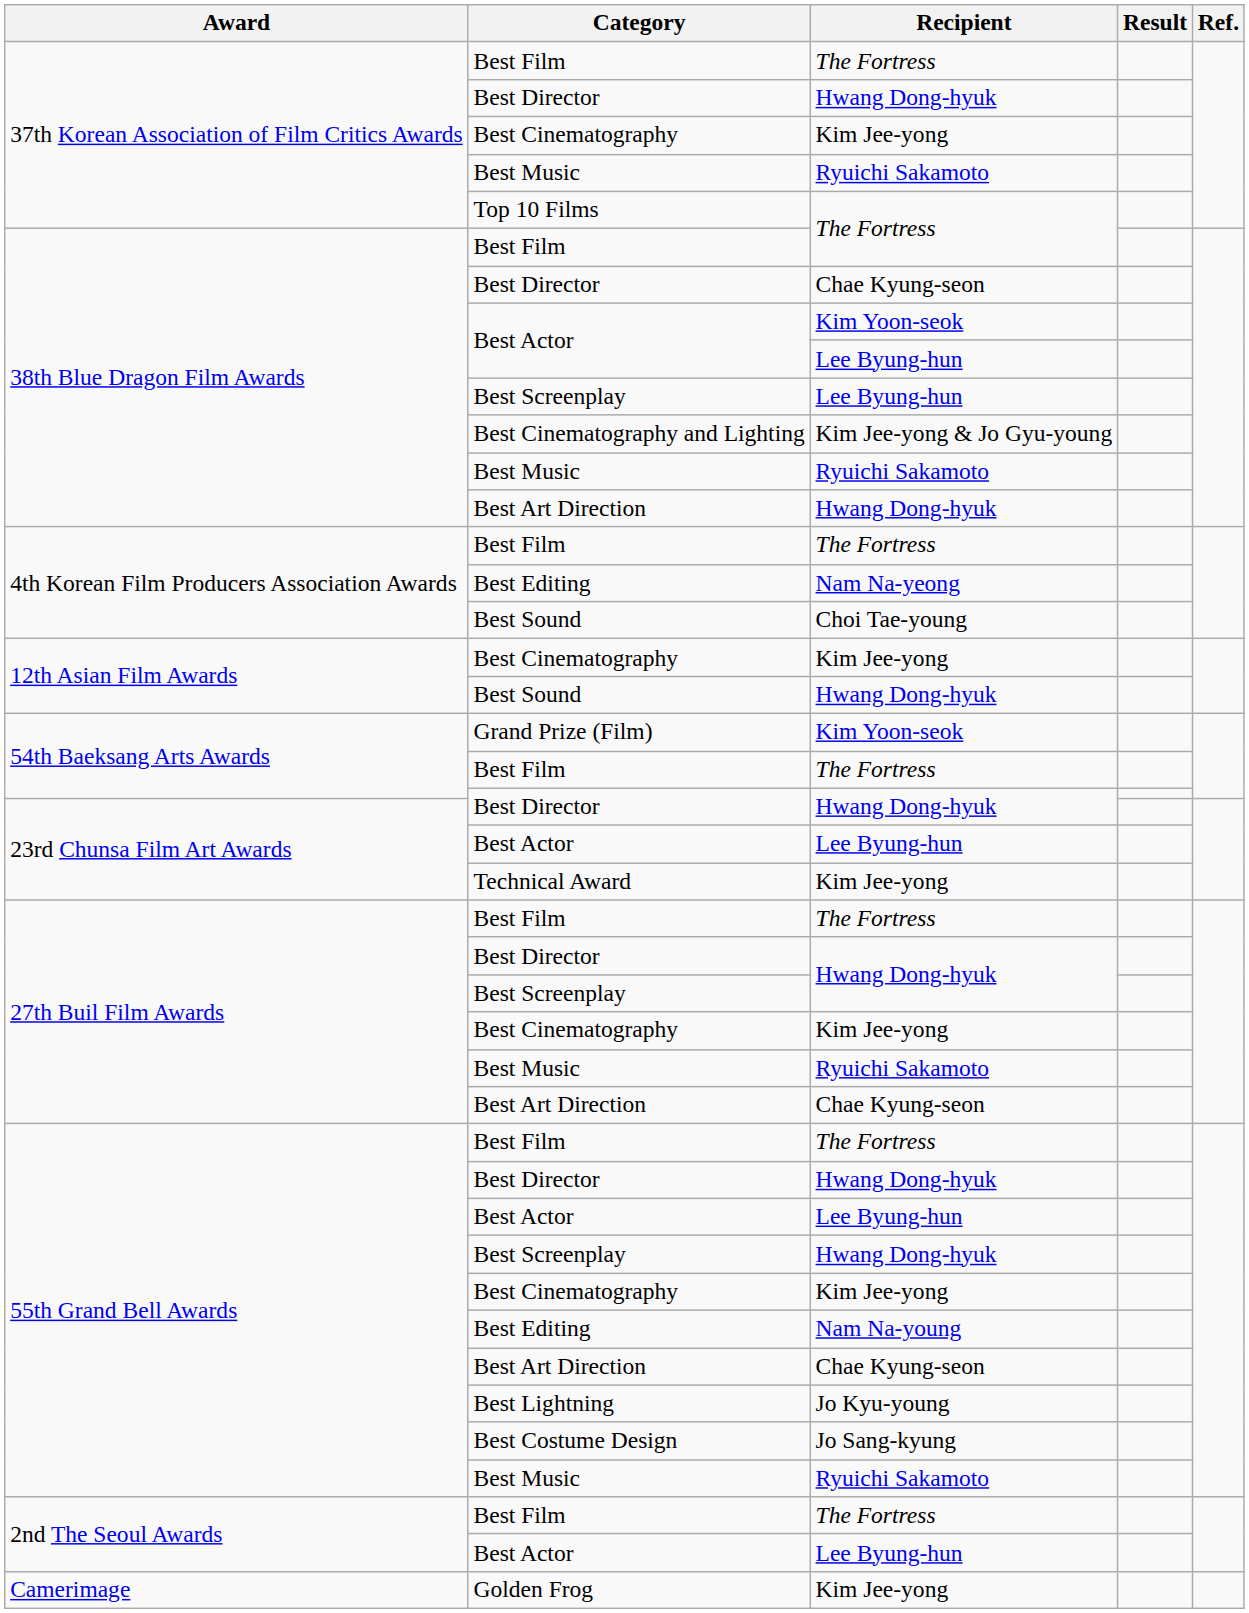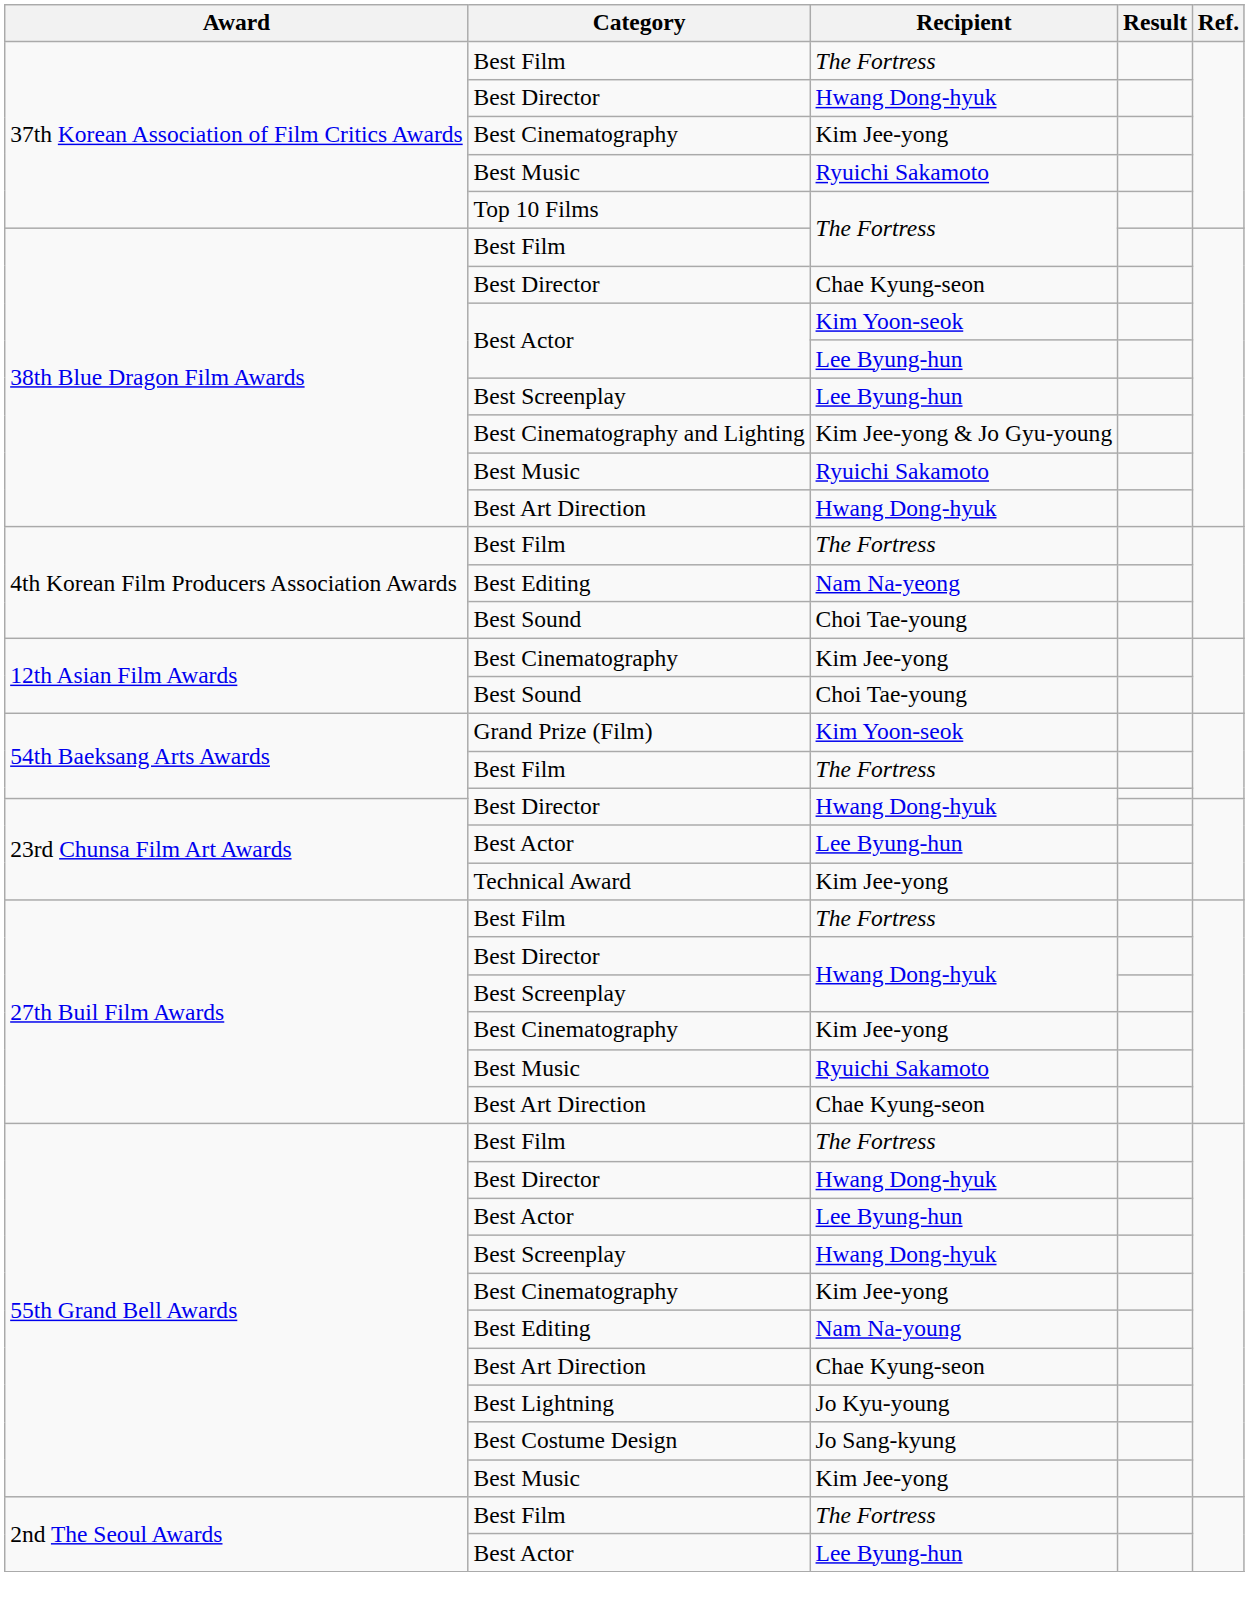(906, 694) Hwang Dong-hyuk -> (891, 694) Choi Tae-young
(902, 1477) Ryuichi Sakamoto -> (882, 1477) Kim Jee-yong
- row: (70, 1589)
